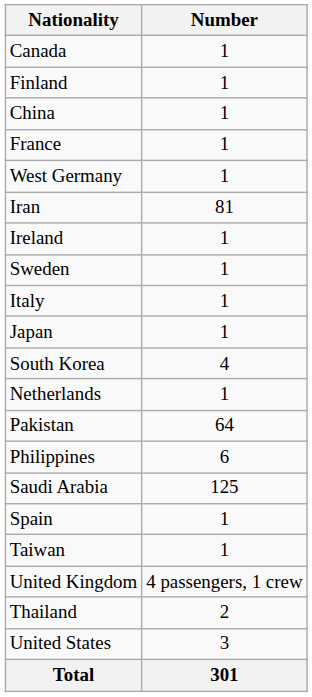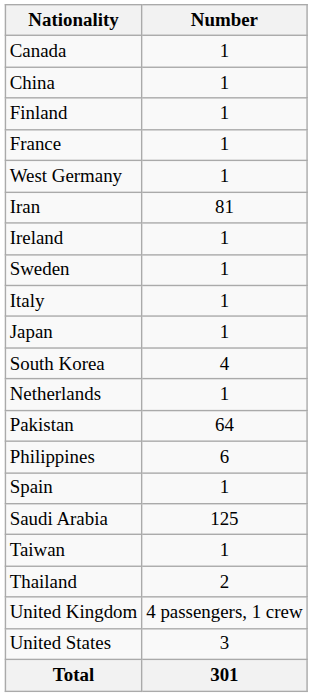rows swapped: (32, 113) <-> (39, 82)
rows swapped: (59, 487) <-> (31, 519)
rows swapped: (43, 612) <-> (73, 581)
